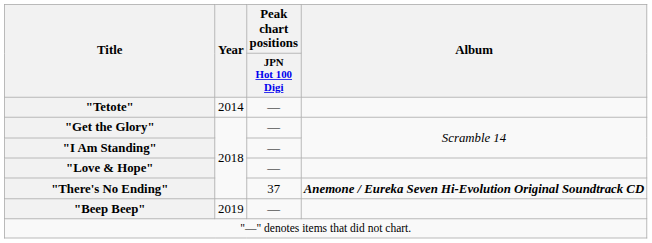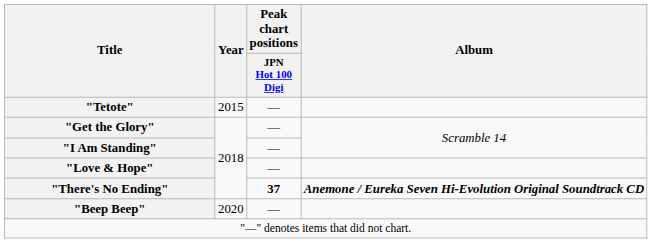(231, 107) 2014 -> (231, 107) 2015
(274, 188) normal -> (274, 188) bold
(231, 208) 2019 -> (231, 208) 2020
